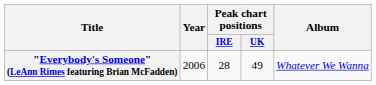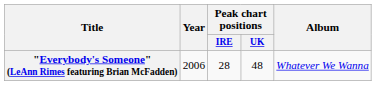(257, 65) 49 -> (257, 65) 48
